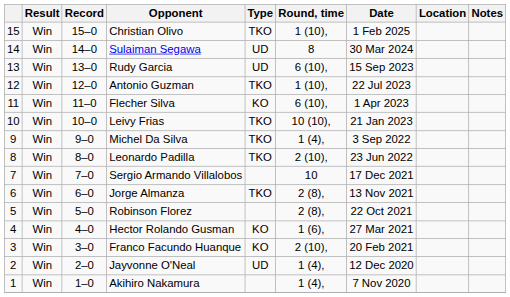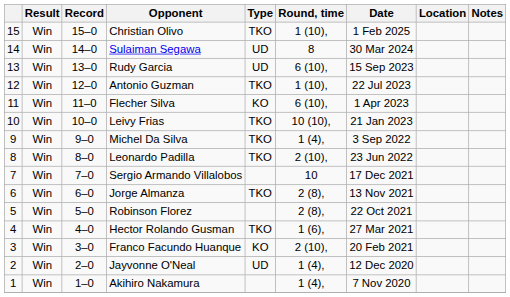(260, 229) KO -> (260, 229) TKO
